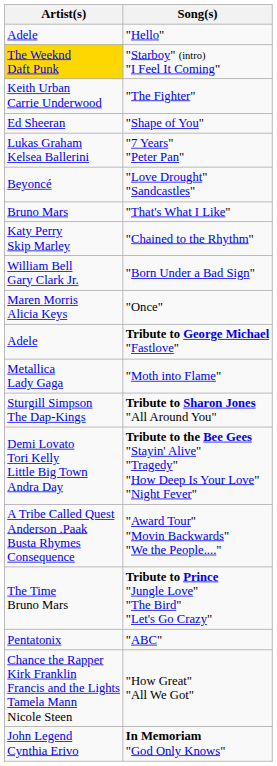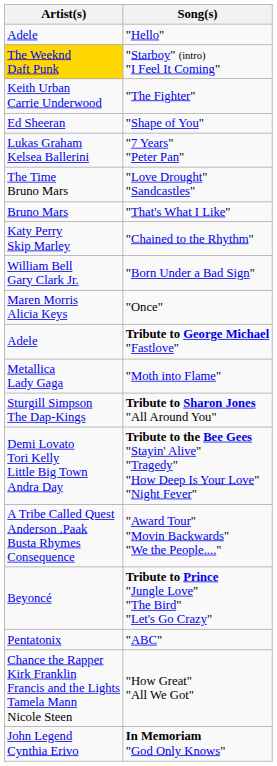(29, 184) Beyoncé -> (38, 184) The Time Bruno Mars
(38, 598) The Time Bruno Mars -> (29, 598) Beyoncé
